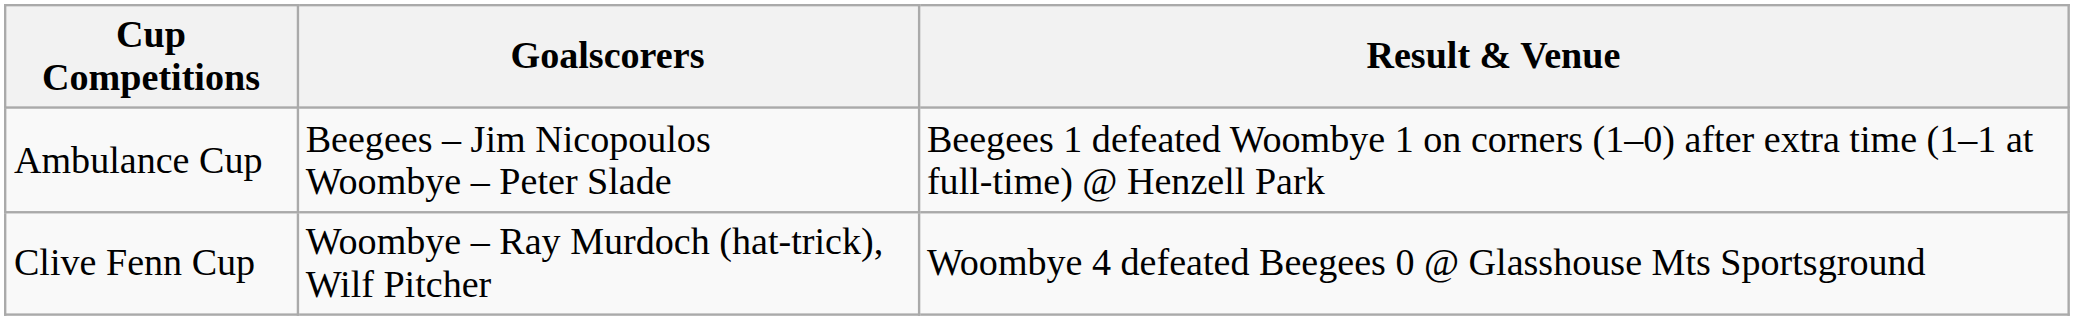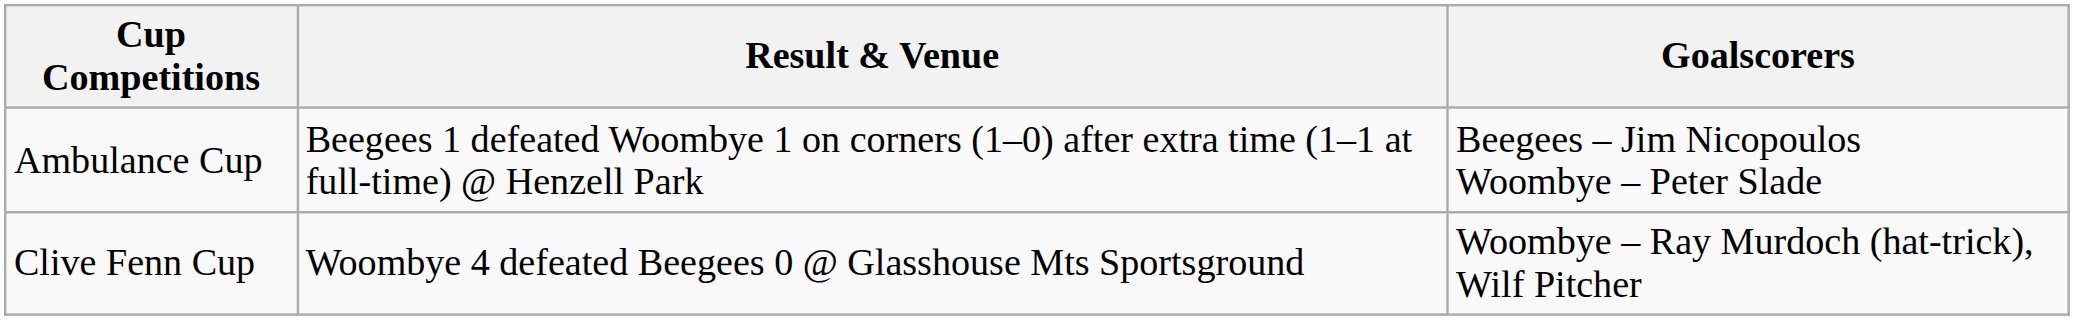columns swapped: (1493, 56) <-> (608, 56)
